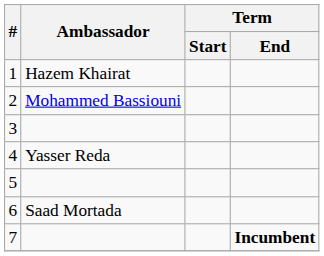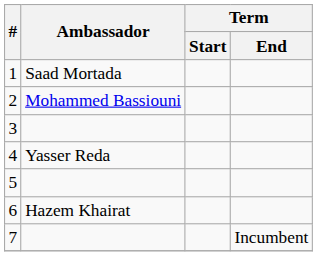(78, 73) Hazem Khairat -> (73, 73) Saad Mortada
(73, 210) Saad Mortada -> (78, 210) Hazem Khairat
(275, 237) bold -> (271, 237) normal
